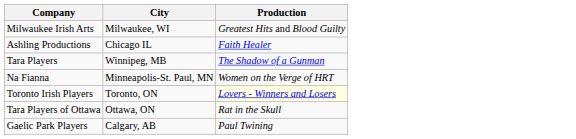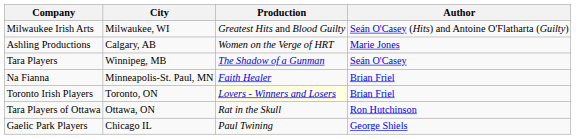+ column: (459, 12)
(129, 45) Chicago IL -> (131, 45) Calgary, AB
(245, 45) Faith Healer -> (276, 45) Women on the Verge of HRT
(276, 77) Women on the Verge of HRT -> (245, 77) Faith Healer
(131, 126) Calgary, AB -> (129, 126) Chicago IL
